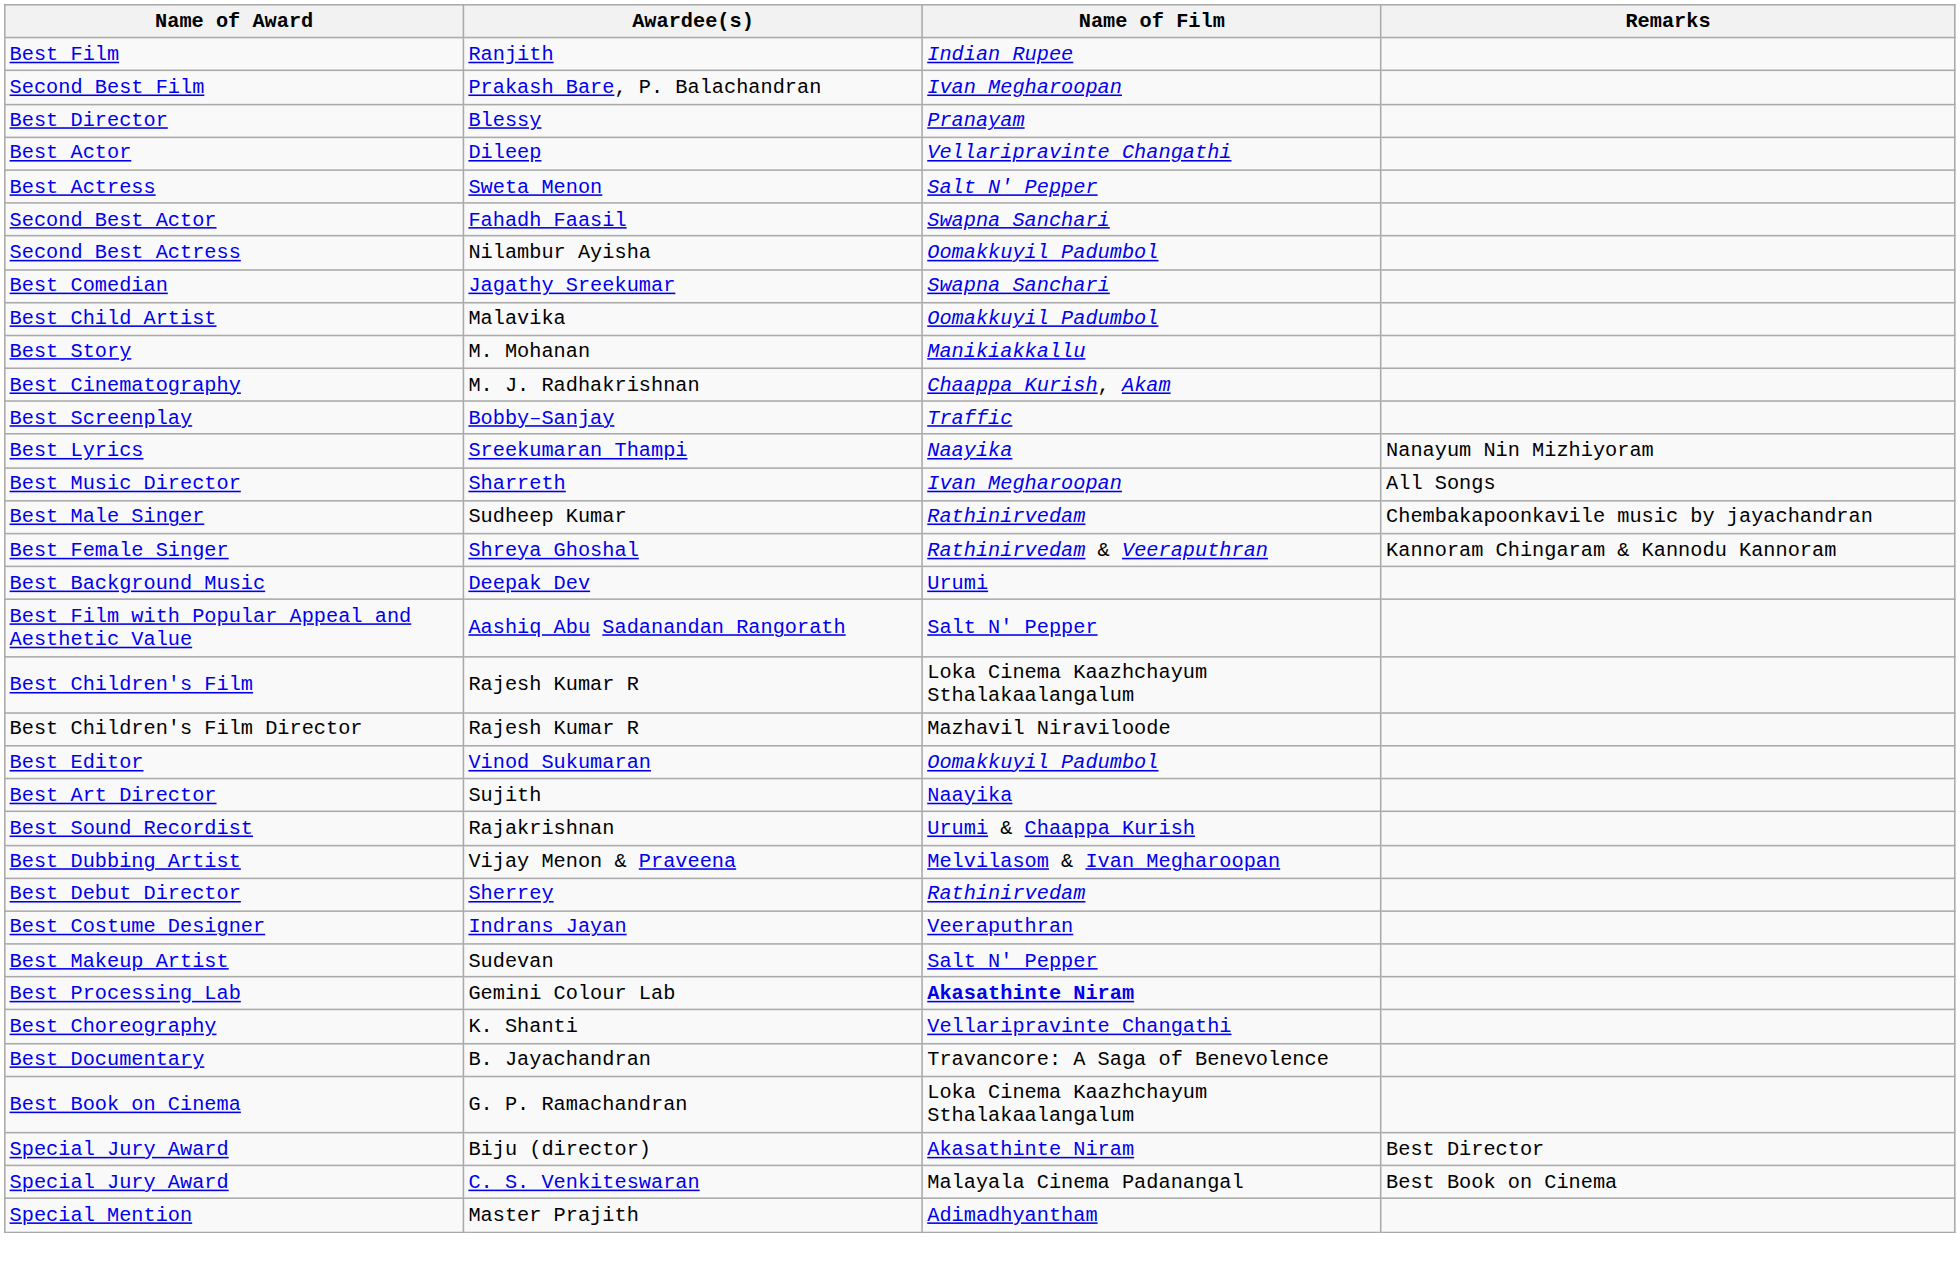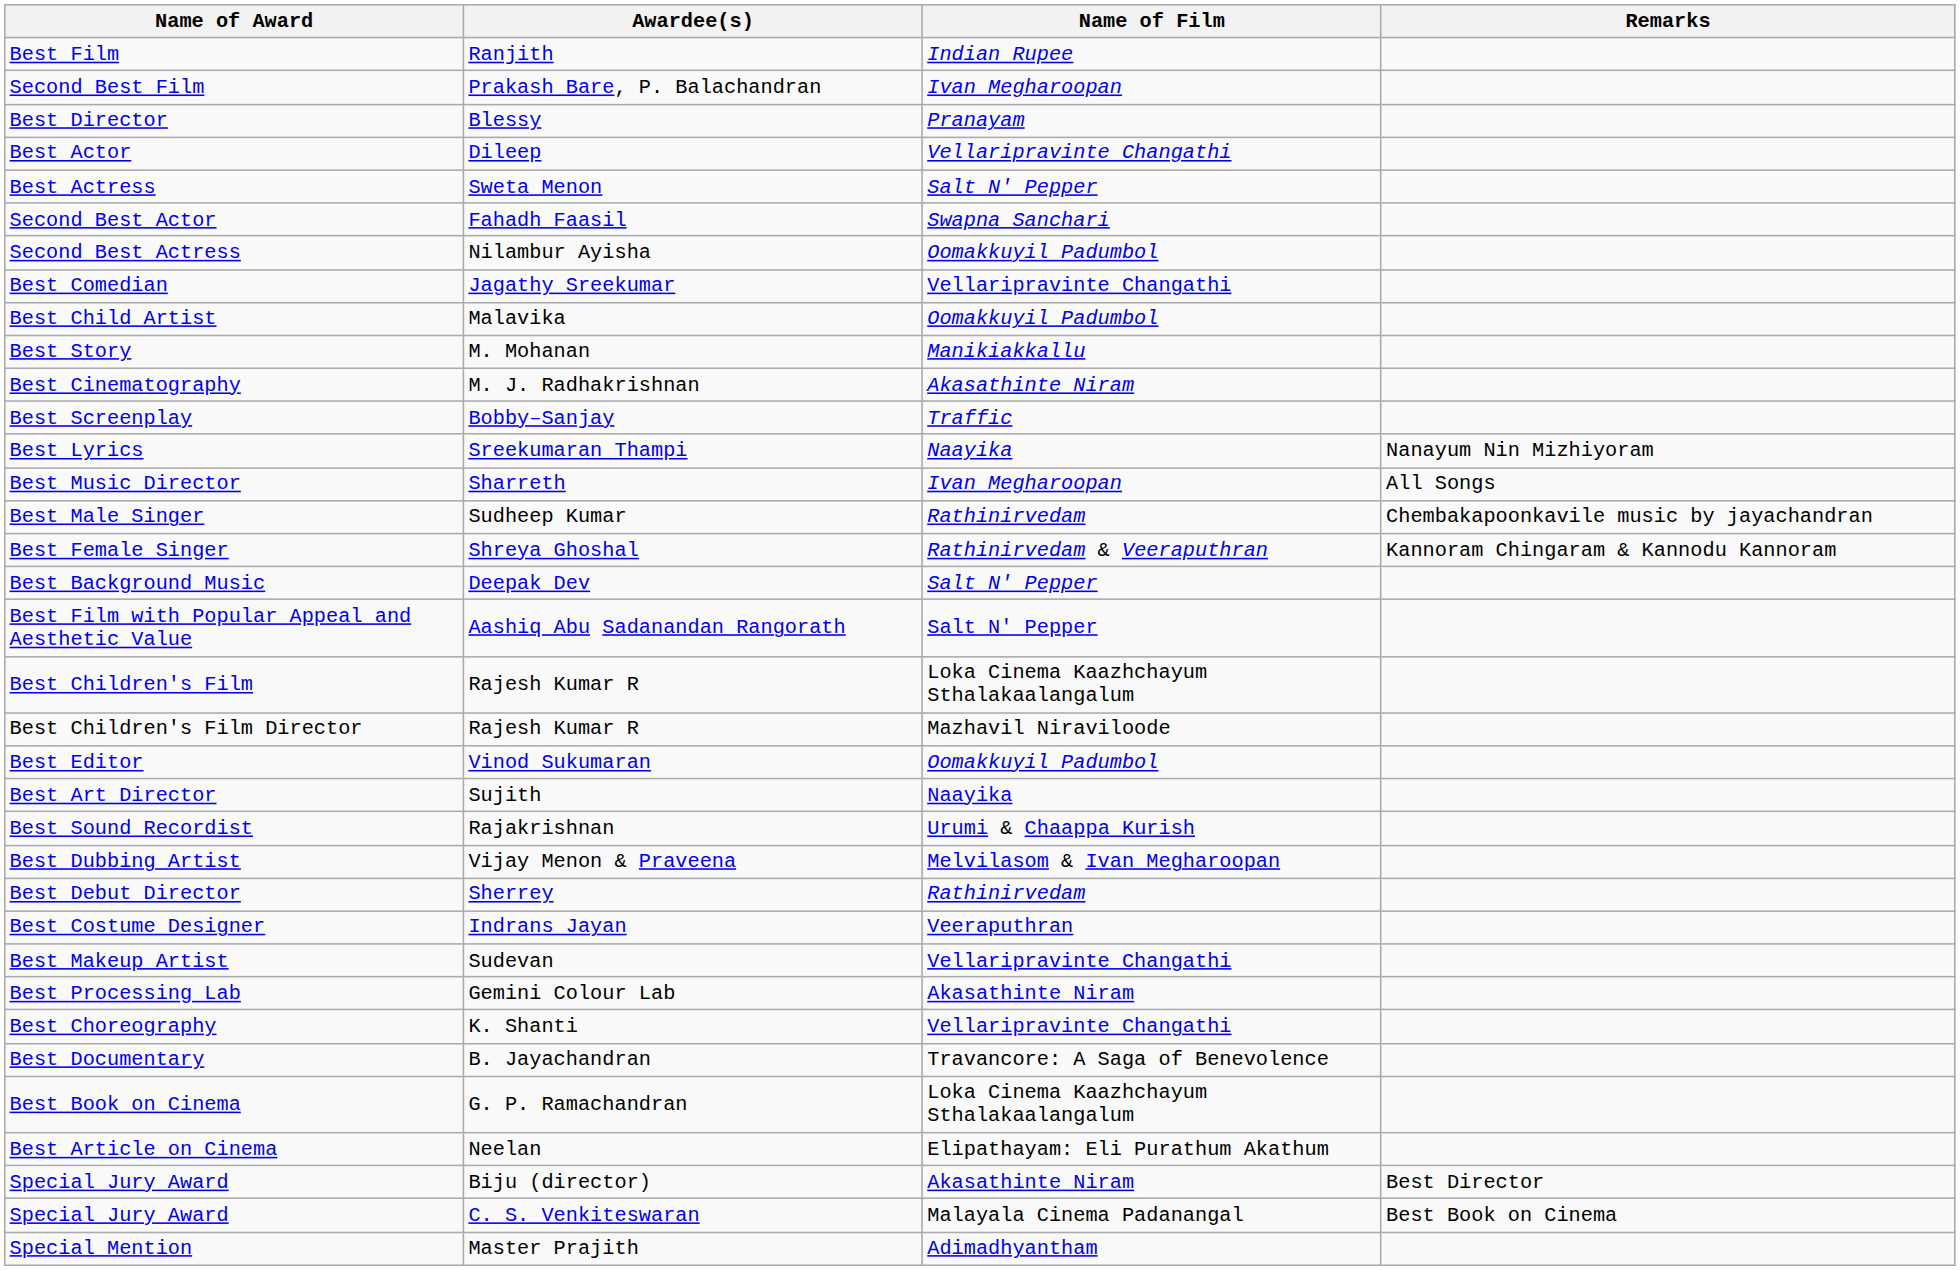(1019, 286) Swapna Sanchari -> (1079, 286) Vellaripravinte Changathi
(1049, 385) Chaappa Kurish, Akam -> (1031, 385) Akasathinte Niram
(958, 583) Urumi -> (1012, 583) Salt N' Pepper
(1012, 961) Salt N' Pepper -> (1079, 961) Vellaripravinte Changathi
(1031, 994) bold -> (1031, 994) normal
+ row: (143, 1149)
